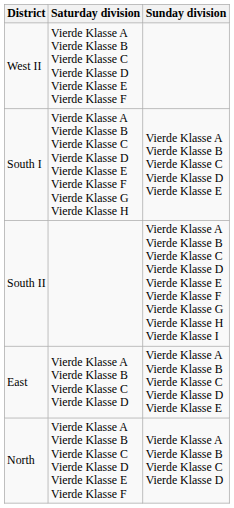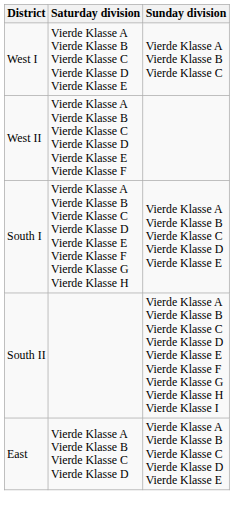+ row: (22, 59)
- row: (21, 460)
